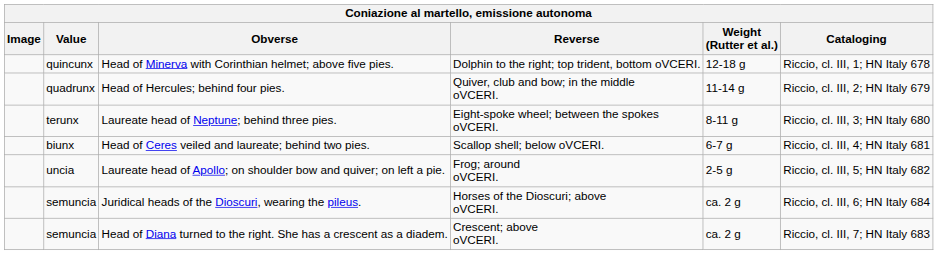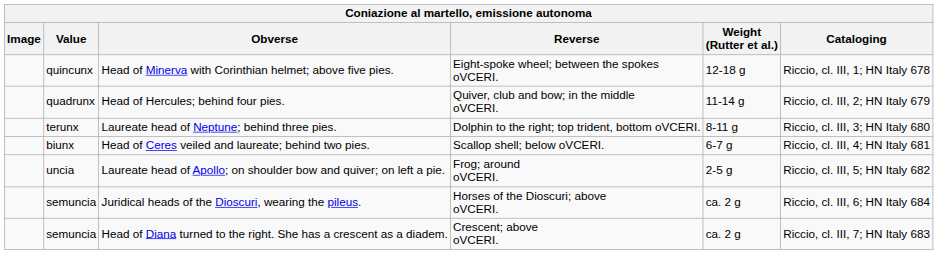(577, 63) Dolphin to the right; top trident, bottom oVCERI. -> (556, 70) Eight-spoke wheel; between the spokes oVCERI.
(556, 120) Eight-spoke wheel; between the spokes oVCERI. -> (577, 127) Dolphin to the right; top trident, bottom oVCERI.
